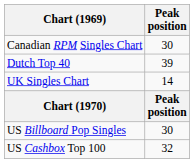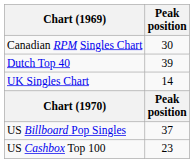(167, 130) 30 -> (167, 130) 37
(167, 149) 32 -> (167, 149) 23
